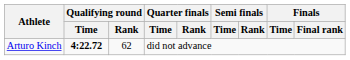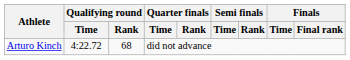(86, 47) bold -> (86, 47) normal
(127, 47) 62 -> (126, 47) 68
